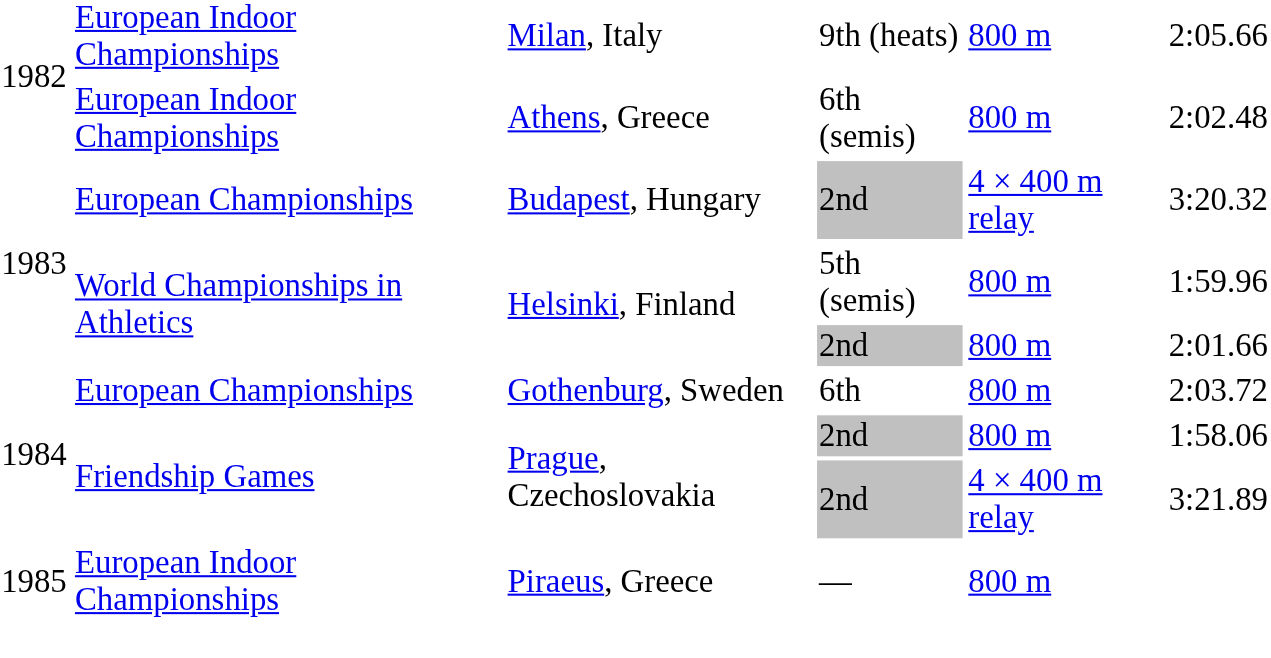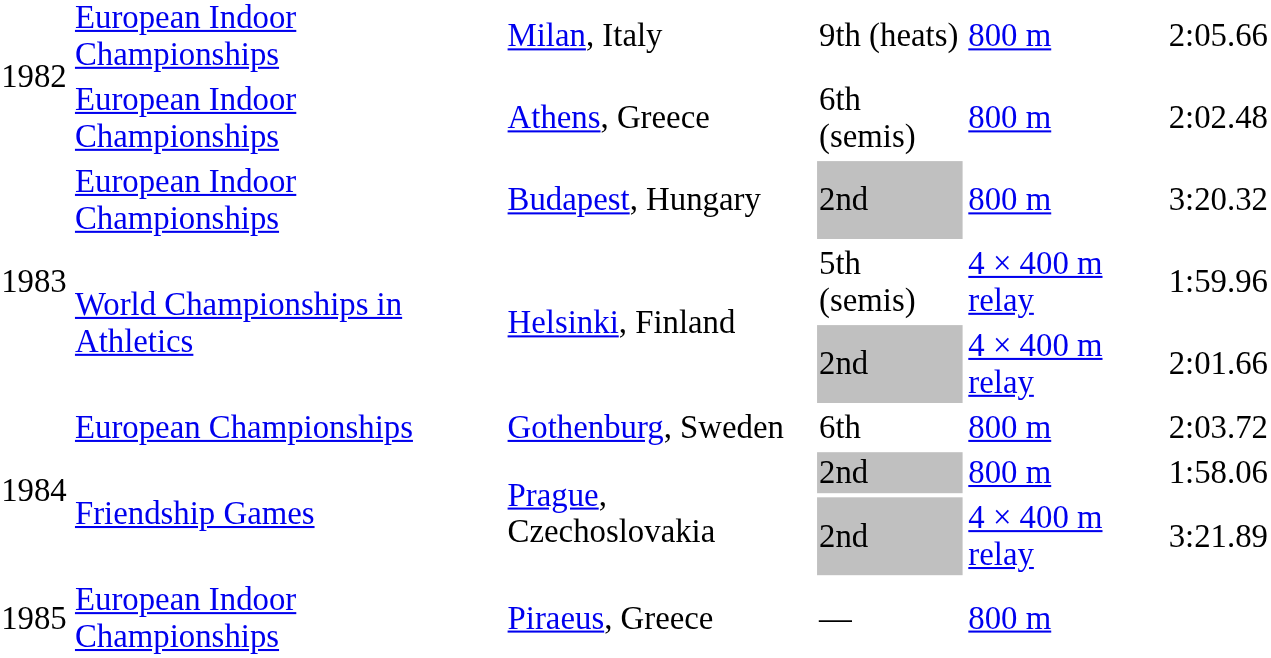(244, 199) European Championships -> (186, 199) European Indoor Championships
(1035, 199) 4 × 400 m relay -> (1010, 199) 800 m
(1010, 281) 800 m -> (1035, 281) 4 × 400 m relay
(1010, 345) 800 m -> (1035, 363) 4 × 400 m relay
